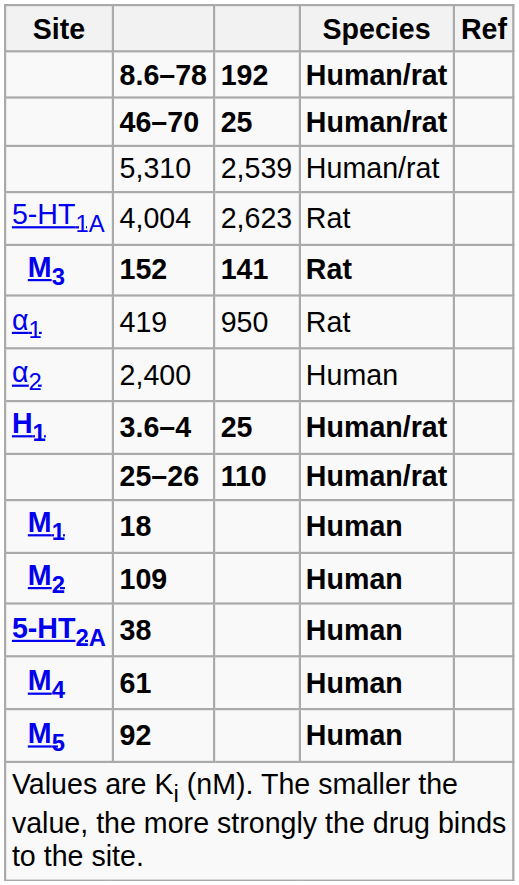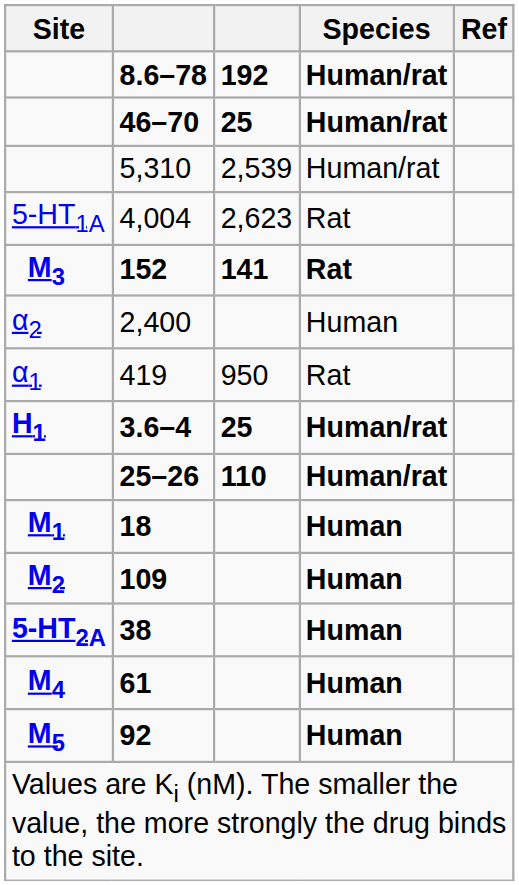rows swapped: (143, 322) <-> (155, 375)
